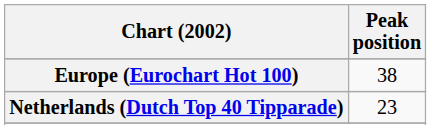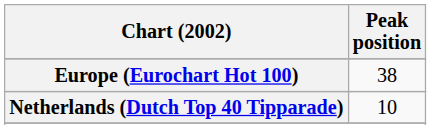(387, 107) 23 -> (387, 107) 10
